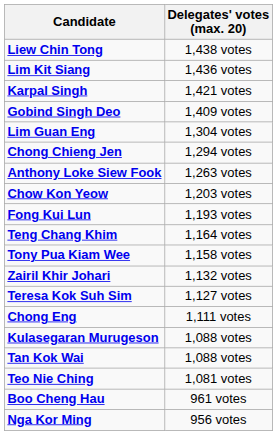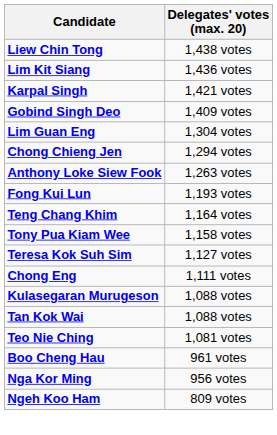- row: (58, 193)
- row: (59, 276)
+ row: (54, 399)
